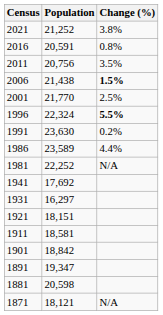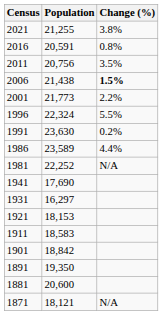(59, 30) 21,252 -> (59, 30) 21,255
(59, 98) 21,770 -> (59, 98) 21,773
(111, 98) 2.5% -> (111, 98) 2.2%
(112, 115) bold -> (111, 115) normal
(59, 183) 17,692 -> (59, 183) 17,690
(59, 217) 18,151 -> (59, 217) 18,153
(59, 234) 18,581 -> (59, 234) 18,583
(59, 268) 19,347 -> (59, 268) 19,350
(59, 285) 20,598 -> (59, 285) 20,600
